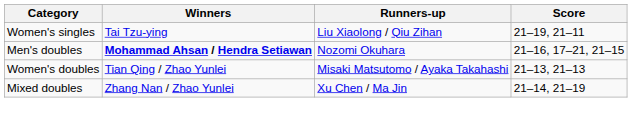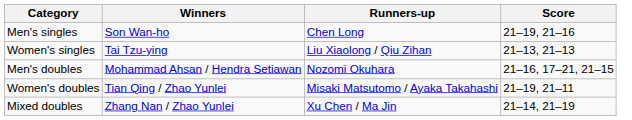+ row: (42, 32)
(549, 32) 21–19, 21–11 -> (539, 50) 21–13, 21–13
(208, 50) bold -> (203, 69) normal
(550, 69) 21–13, 21–13 -> (539, 87) 21–19, 21–11
